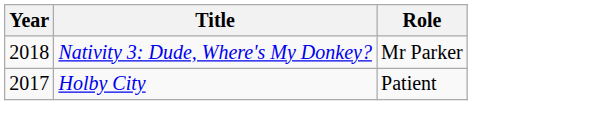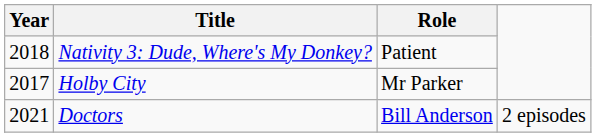(422, 52) Mr Parker -> (409, 52) Patient
(409, 83) Patient -> (422, 83) Mr Parker
+ row: (91, 115)
